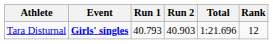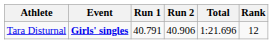(147, 30) 40.793 -> (147, 30) 40.791
(181, 30) 40.903 -> (181, 30) 40.906
